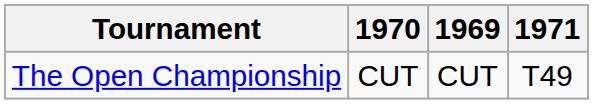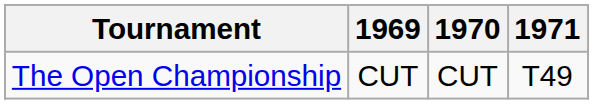columns swapped: (468, 29) <-> (388, 29)
